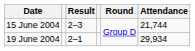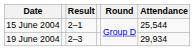(75, 26) 2–3 -> (75, 26) 2–1
(154, 26) 21,744 -> (154, 26) 25,544
(75, 39) 2–1 -> (75, 39) 2–3
